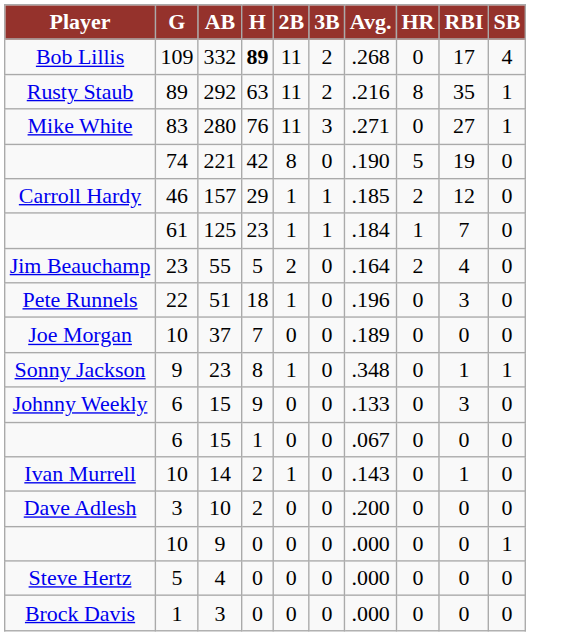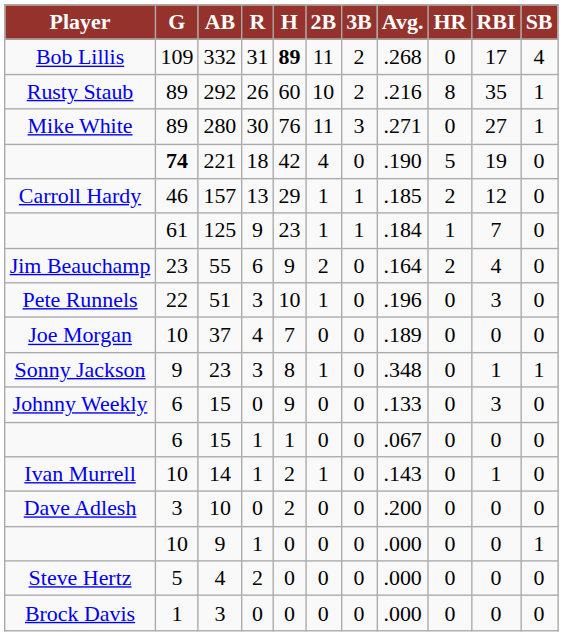+ column: (257, 21)
(257, 91) 63 -> (289, 91) 60
(291, 91) 11 -> (323, 91) 10
(177, 126) 83 -> (177, 126) 89
(177, 160) normal -> (177, 160) bold
(291, 160) 8 -> (323, 160) 4
(257, 265) 5 -> (289, 265) 9
(257, 299) 18 -> (289, 299) 10
